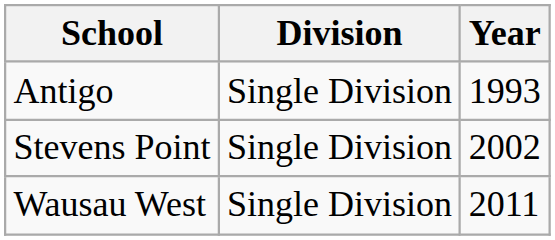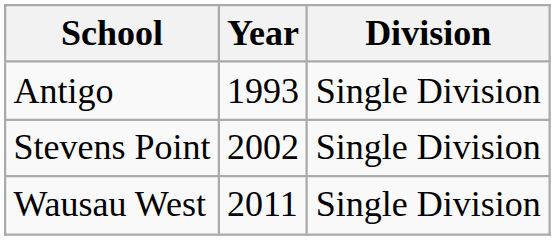columns swapped: (505, 33) <-> (340, 33)
